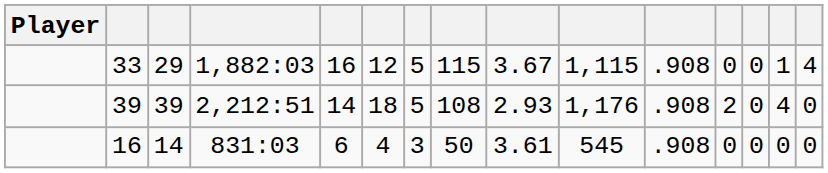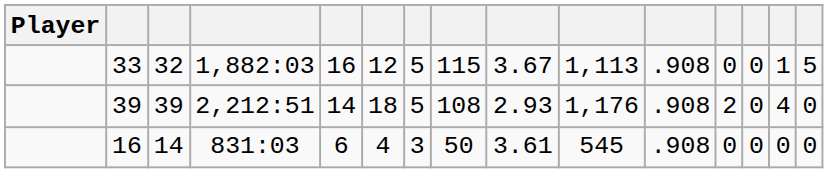(169, 66) 29 -> (169, 66) 32
(602, 66) 1,115 -> (602, 66) 1,113
(810, 66) 4 -> (810, 66) 5
